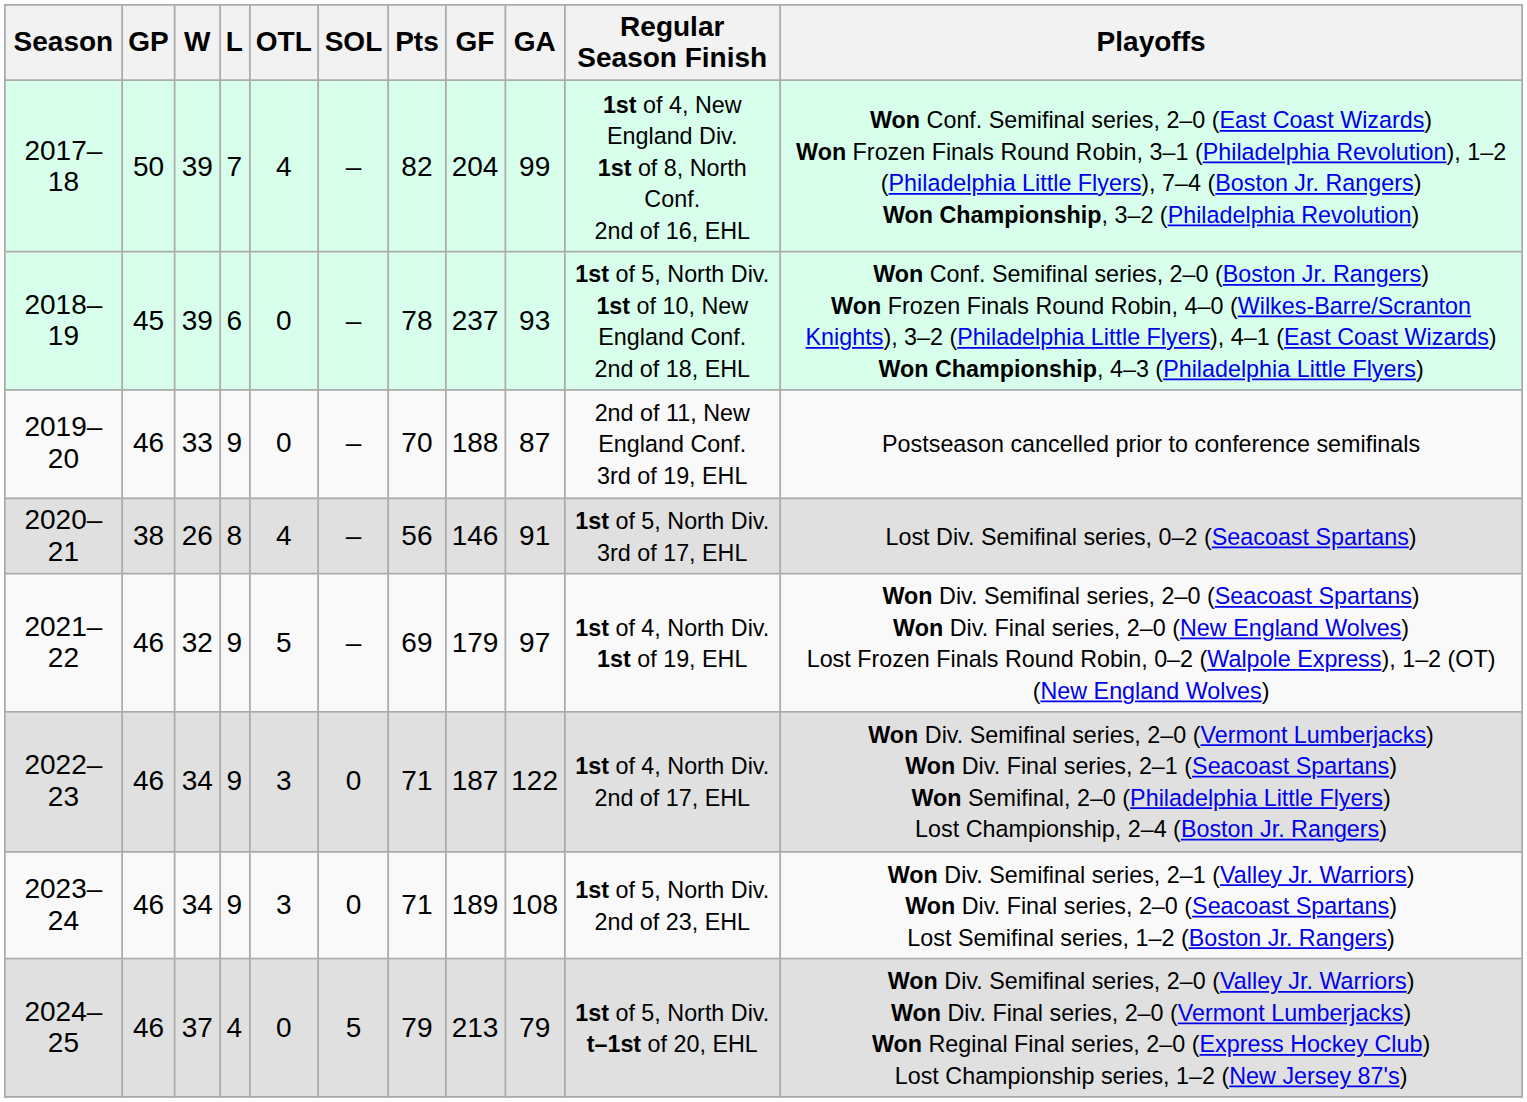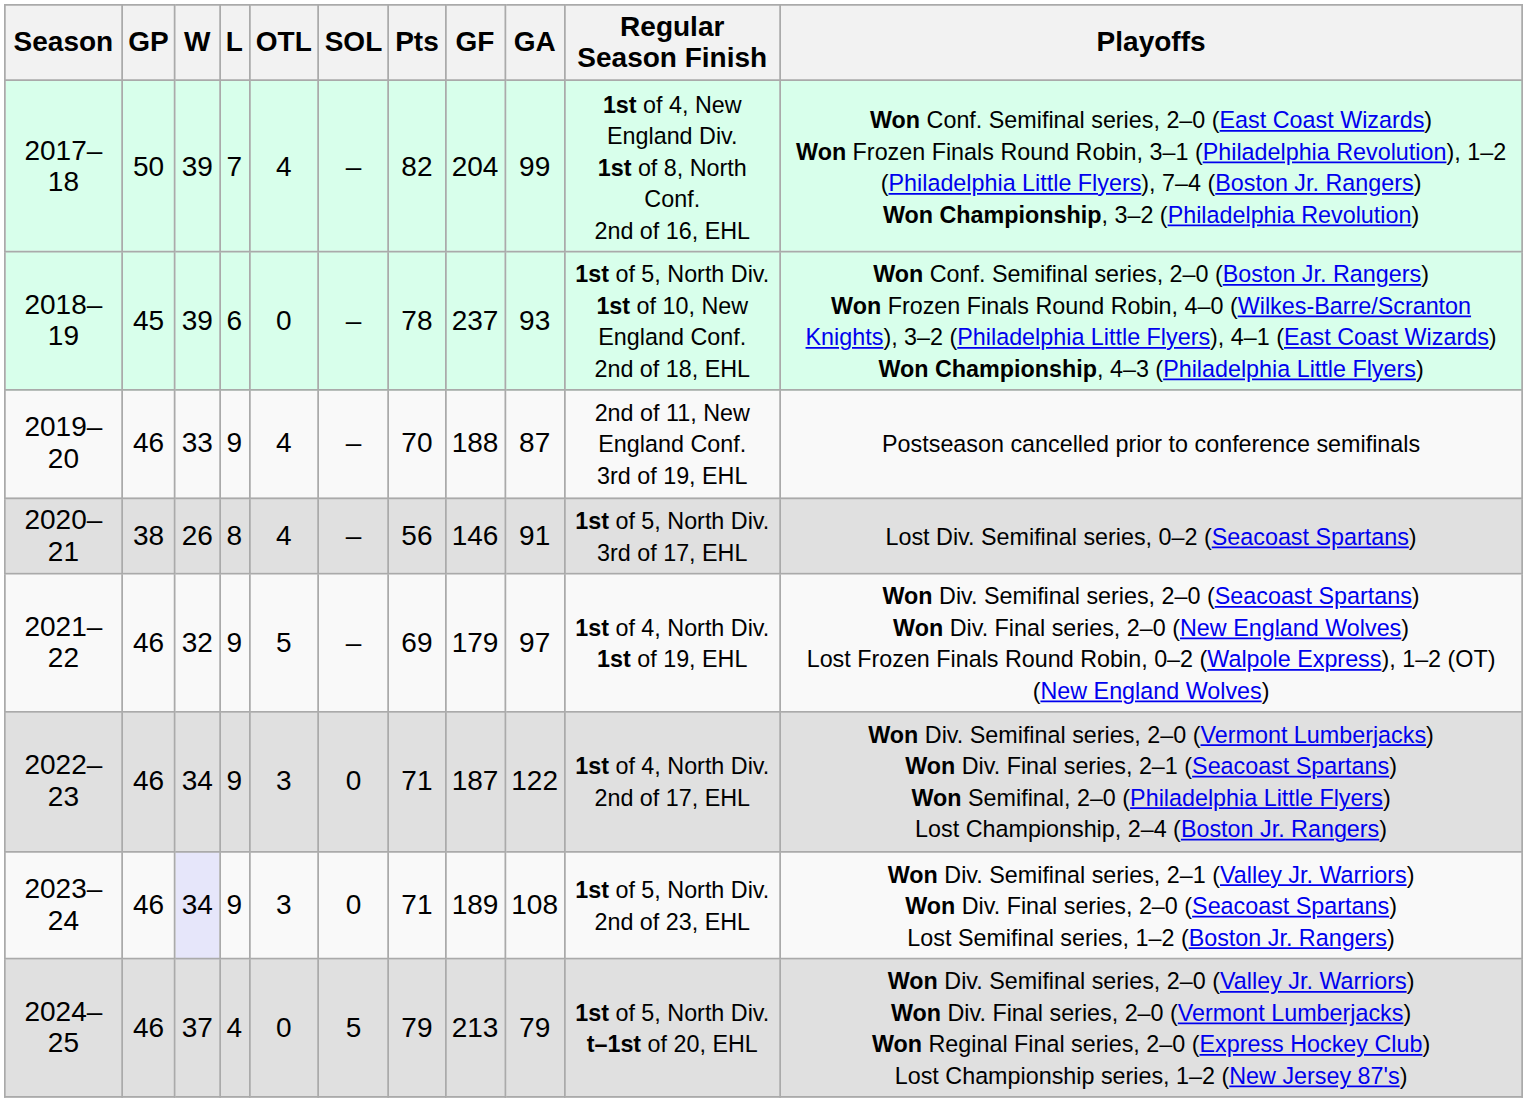(284, 443) 0 -> (284, 443) 4
(197, 904) no background -> (197, 904) lavender background
